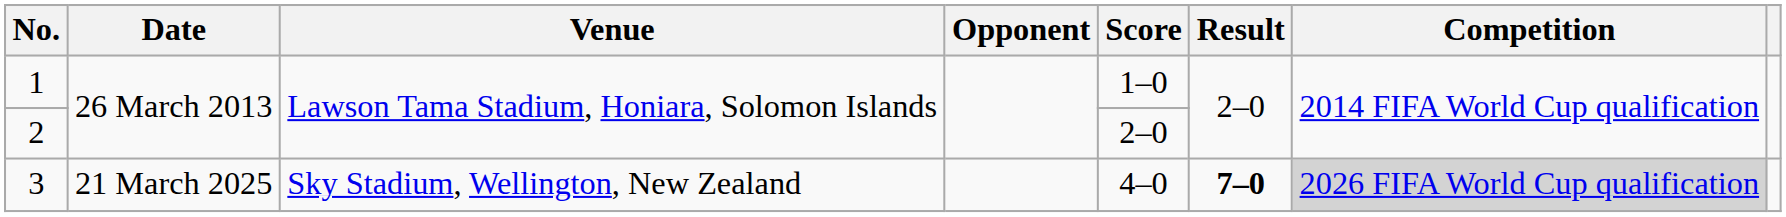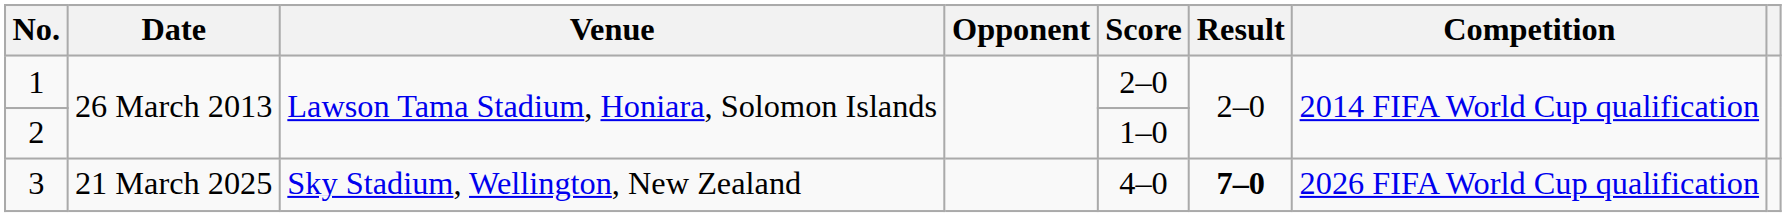(1144, 81) 1–0 -> (1144, 81) 2–0
(1144, 132) 2–0 -> (1144, 132) 1–0
(1529, 183) lightgrey background -> (1529, 183) no background
